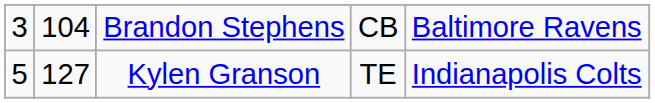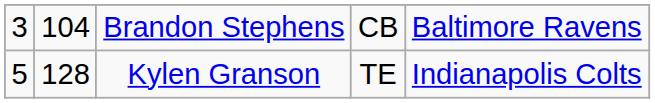(66, 73) 127 -> (66, 73) 128
